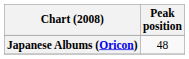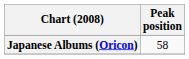(162, 44) 48 -> (162, 44) 58
